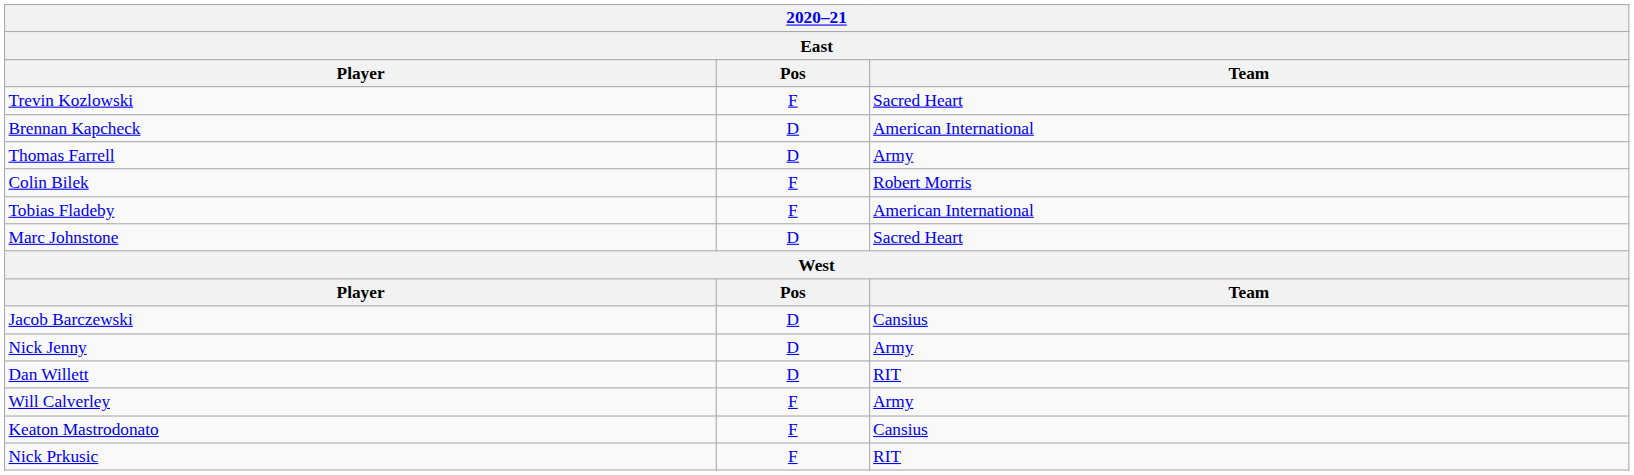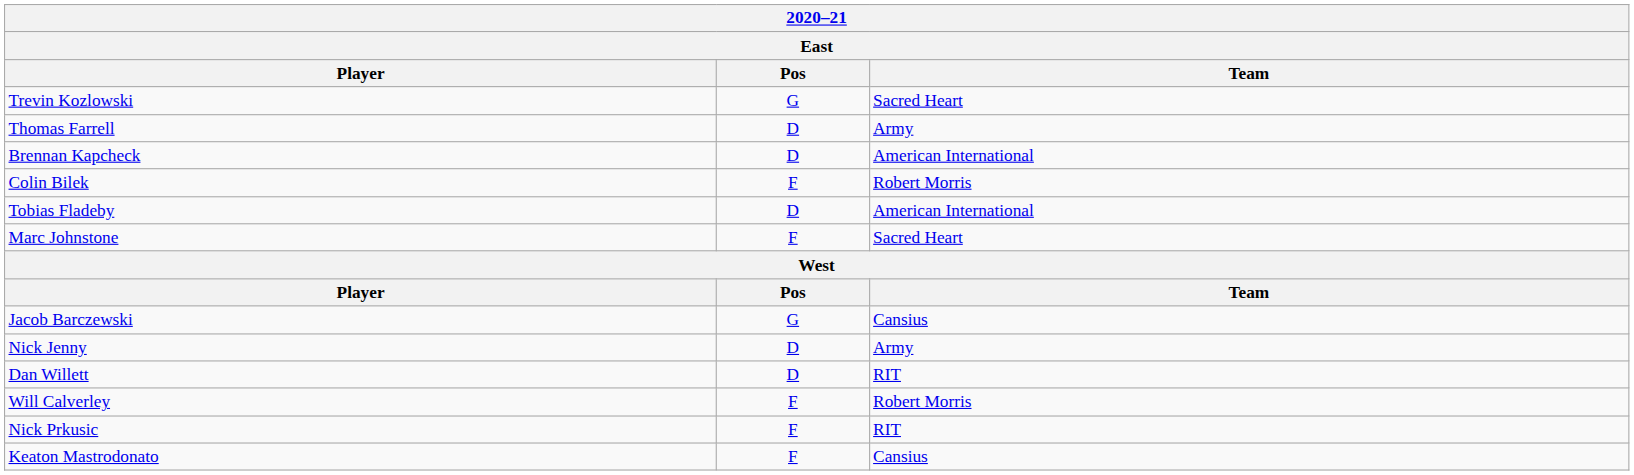(793, 100) F -> (793, 100) G
rows swapped: (74, 127) <-> (62, 155)
(793, 210) F -> (793, 210) D
(793, 237) D -> (793, 237) F
(793, 319) D -> (793, 319) G
(893, 401) Army -> (922, 401) Robert Morris
rows swapped: (53, 456) <-> (84, 429)
